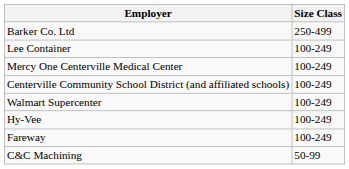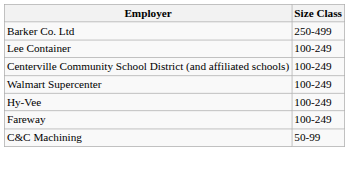- row: (95, 66)
